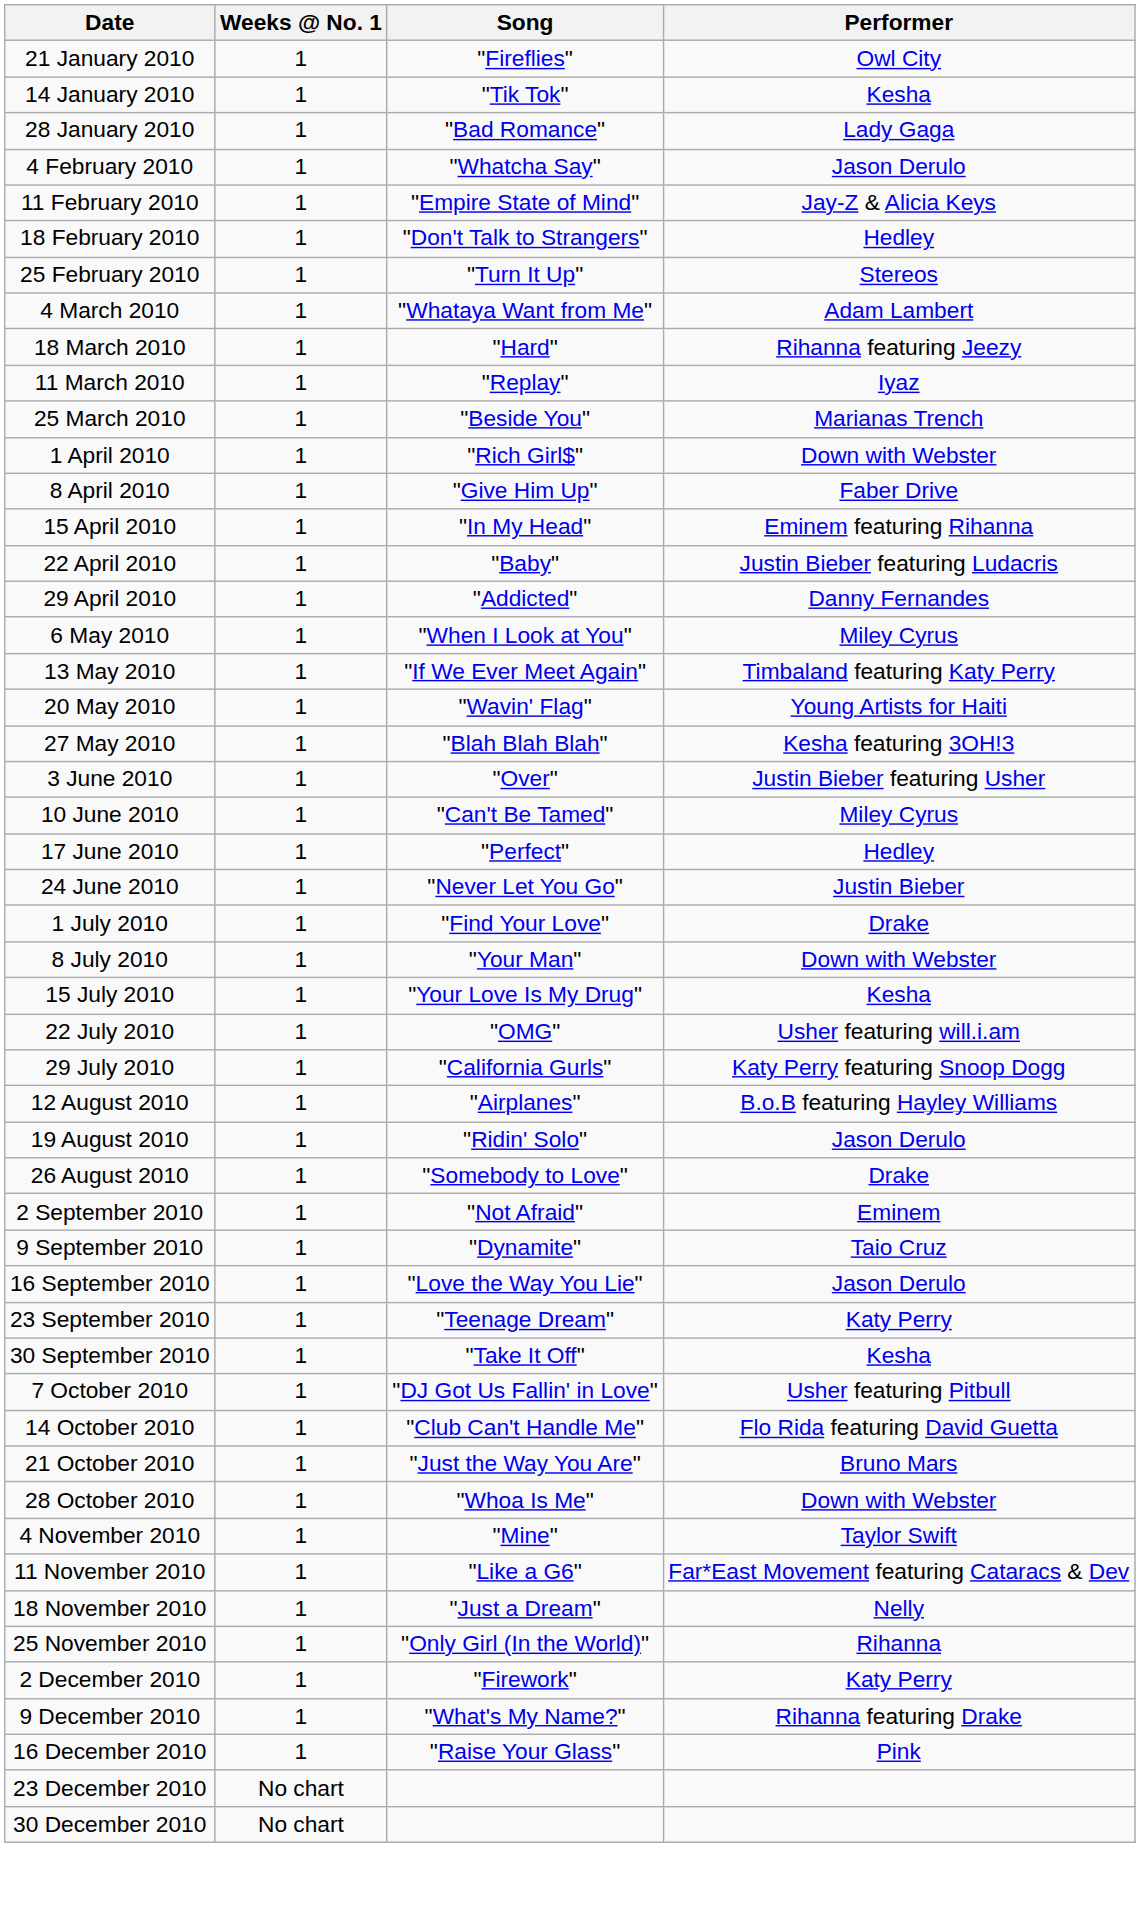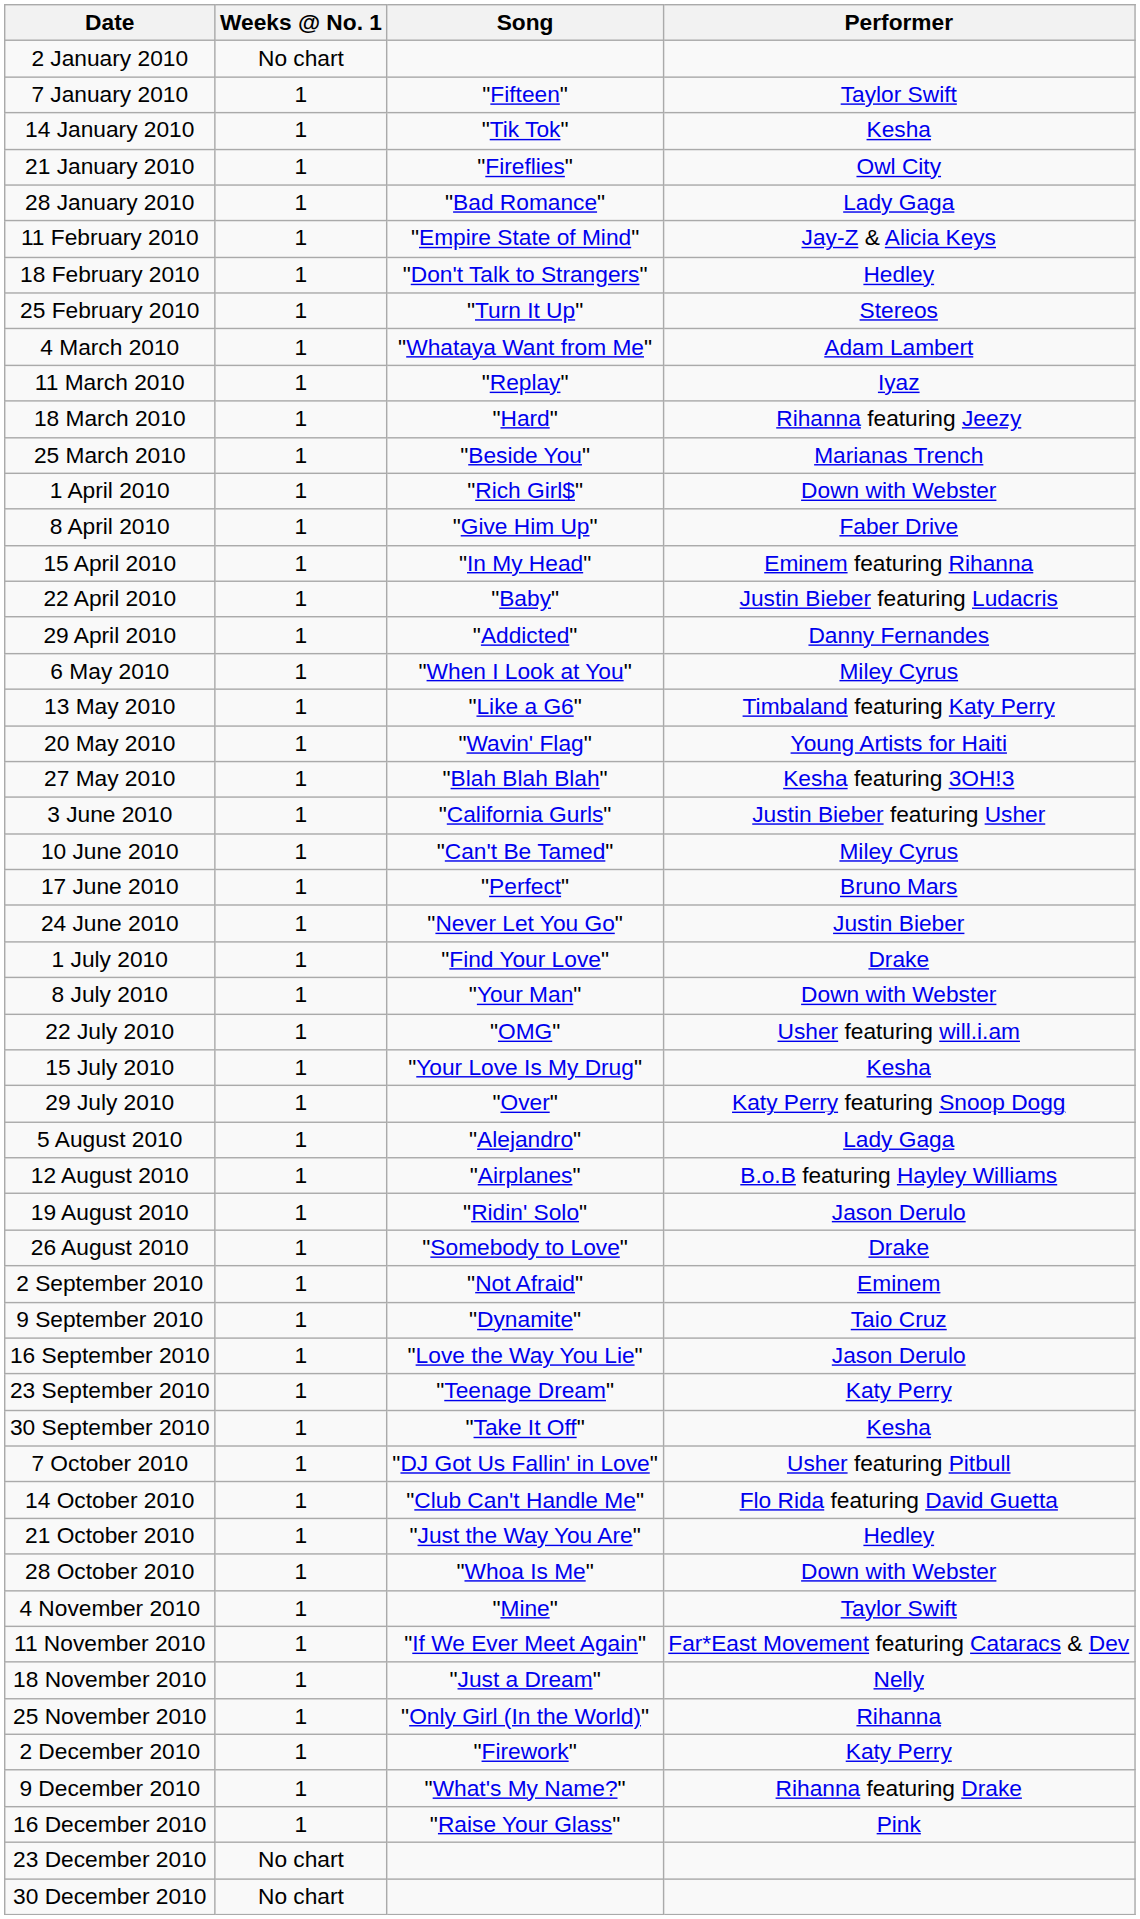+ row: (110, 58)
+ row: (110, 94)
rows swapped: (110, 94) <-> (110, 58)
- row: (110, 166)
rows swapped: (110, 382) <-> (110, 346)
(525, 671) "If We Ever Meet Again" -> (525, 707) "Like a G6"
(525, 779) "Over" -> (525, 815) "California Gurls"
(899, 851) Hedley -> (899, 887) Bruno Mars
rows swapped: (110, 995) <-> (110, 1031)
(525, 1067) "California Gurls" -> (525, 1103) "Over"
+ row: (110, 1139)
(899, 1463) Bruno Mars -> (899, 1535) Hedley
(525, 1571) "Like a G6" -> (525, 1643) "If We Ever Meet Again"
